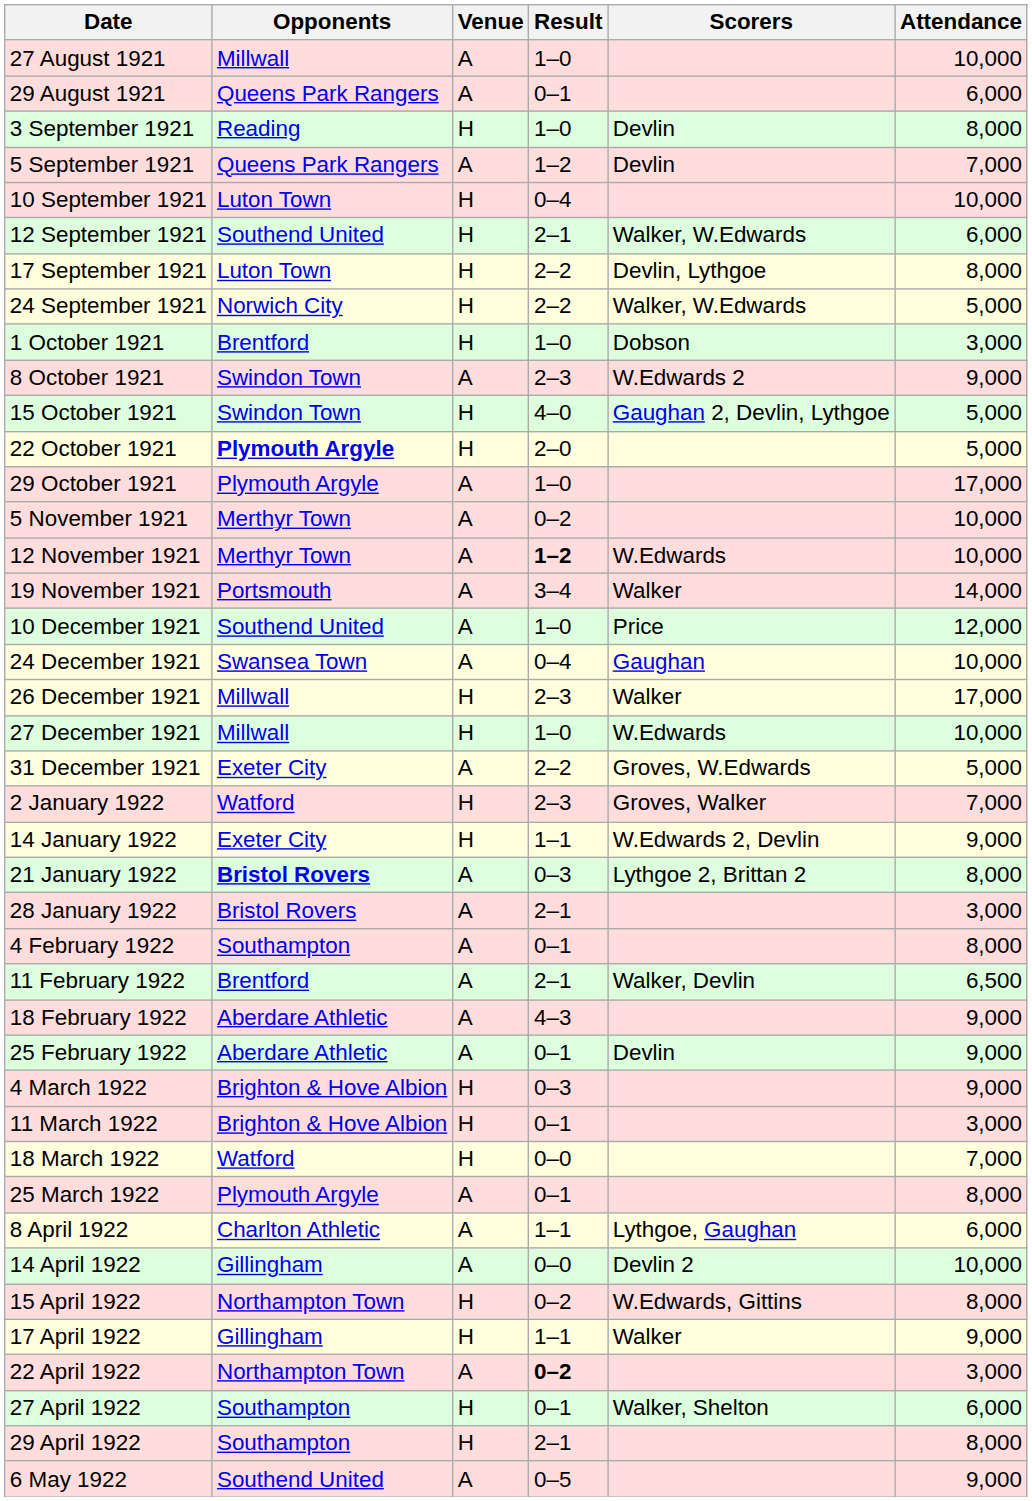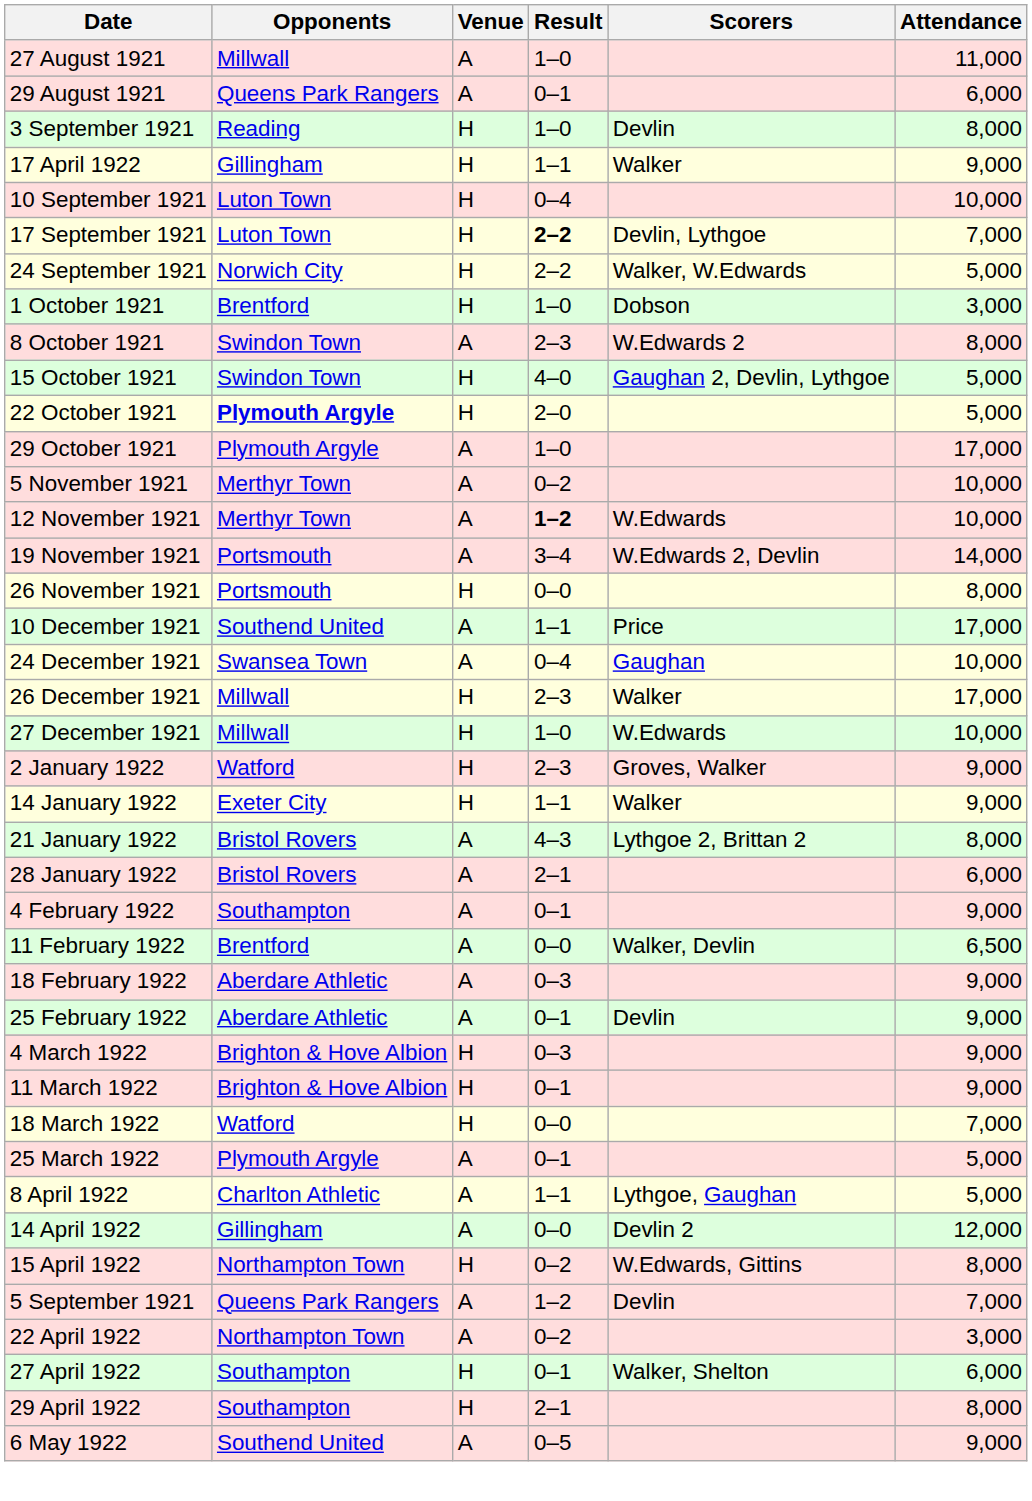(988, 57) 10,000 -> (989, 57) 11,000
rows swapped: (102, 164) <-> (75, 1336)
- row: (108, 235)
(553, 270) normal -> (553, 235) bold
(994, 270) 8,000 -> (994, 235) 7,000
(994, 377) 9,000 -> (994, 341) 8,000
(647, 590) Walker -> (716, 555) W.Edwards 2, Devlin
+ row: (105, 590)
(553, 626) 1–0 -> (553, 626) 1–1
(988, 626) 12,000 -> (988, 626) 17,000
- row: (105, 768)
(994, 803) 7,000 -> (994, 768) 9,000
(716, 839) W.Edwards 2, Devlin -> (647, 803) Walker
(294, 874) bold -> (287, 839) normal
(553, 874) 0–3 -> (553, 839) 4–3
(994, 910) 3,000 -> (994, 874) 6,000
(994, 945) 8,000 -> (994, 910) 9,000
(553, 981) 2–1 -> (553, 945) 0–0
(553, 1016) 4–3 -> (553, 981) 0–3
(994, 1123) 3,000 -> (994, 1088) 9,000
(994, 1194) 8,000 -> (994, 1159) 5,000
(994, 1230) 6,000 -> (994, 1194) 5,000
(988, 1265) 10,000 -> (988, 1230) 12,000
(553, 1372) bold -> (553, 1336) normal
